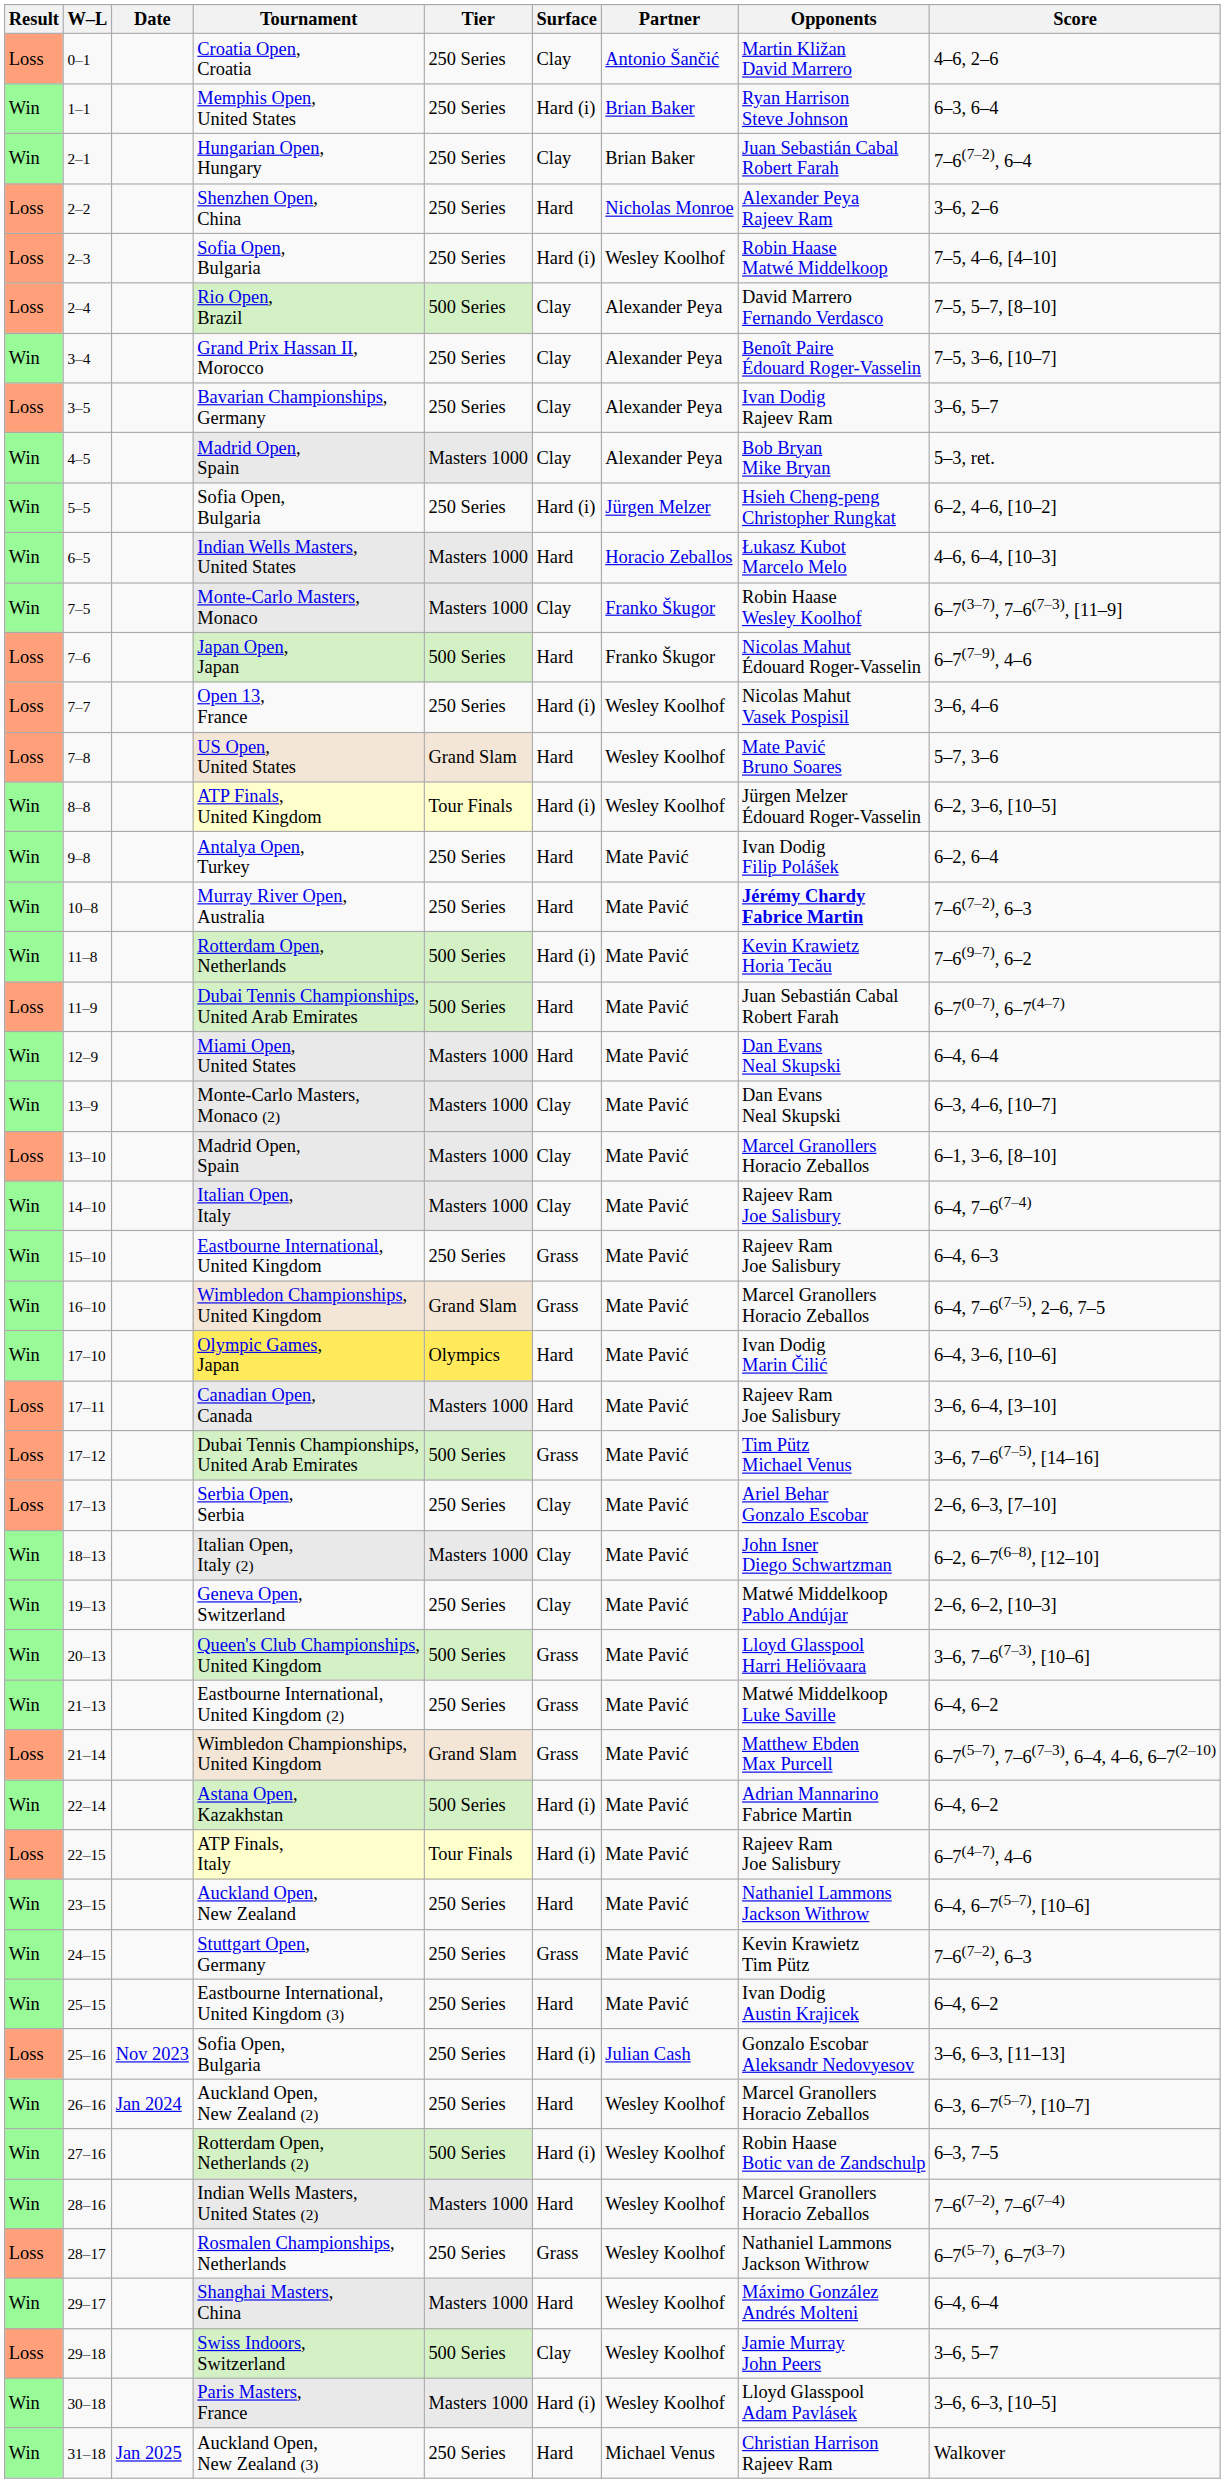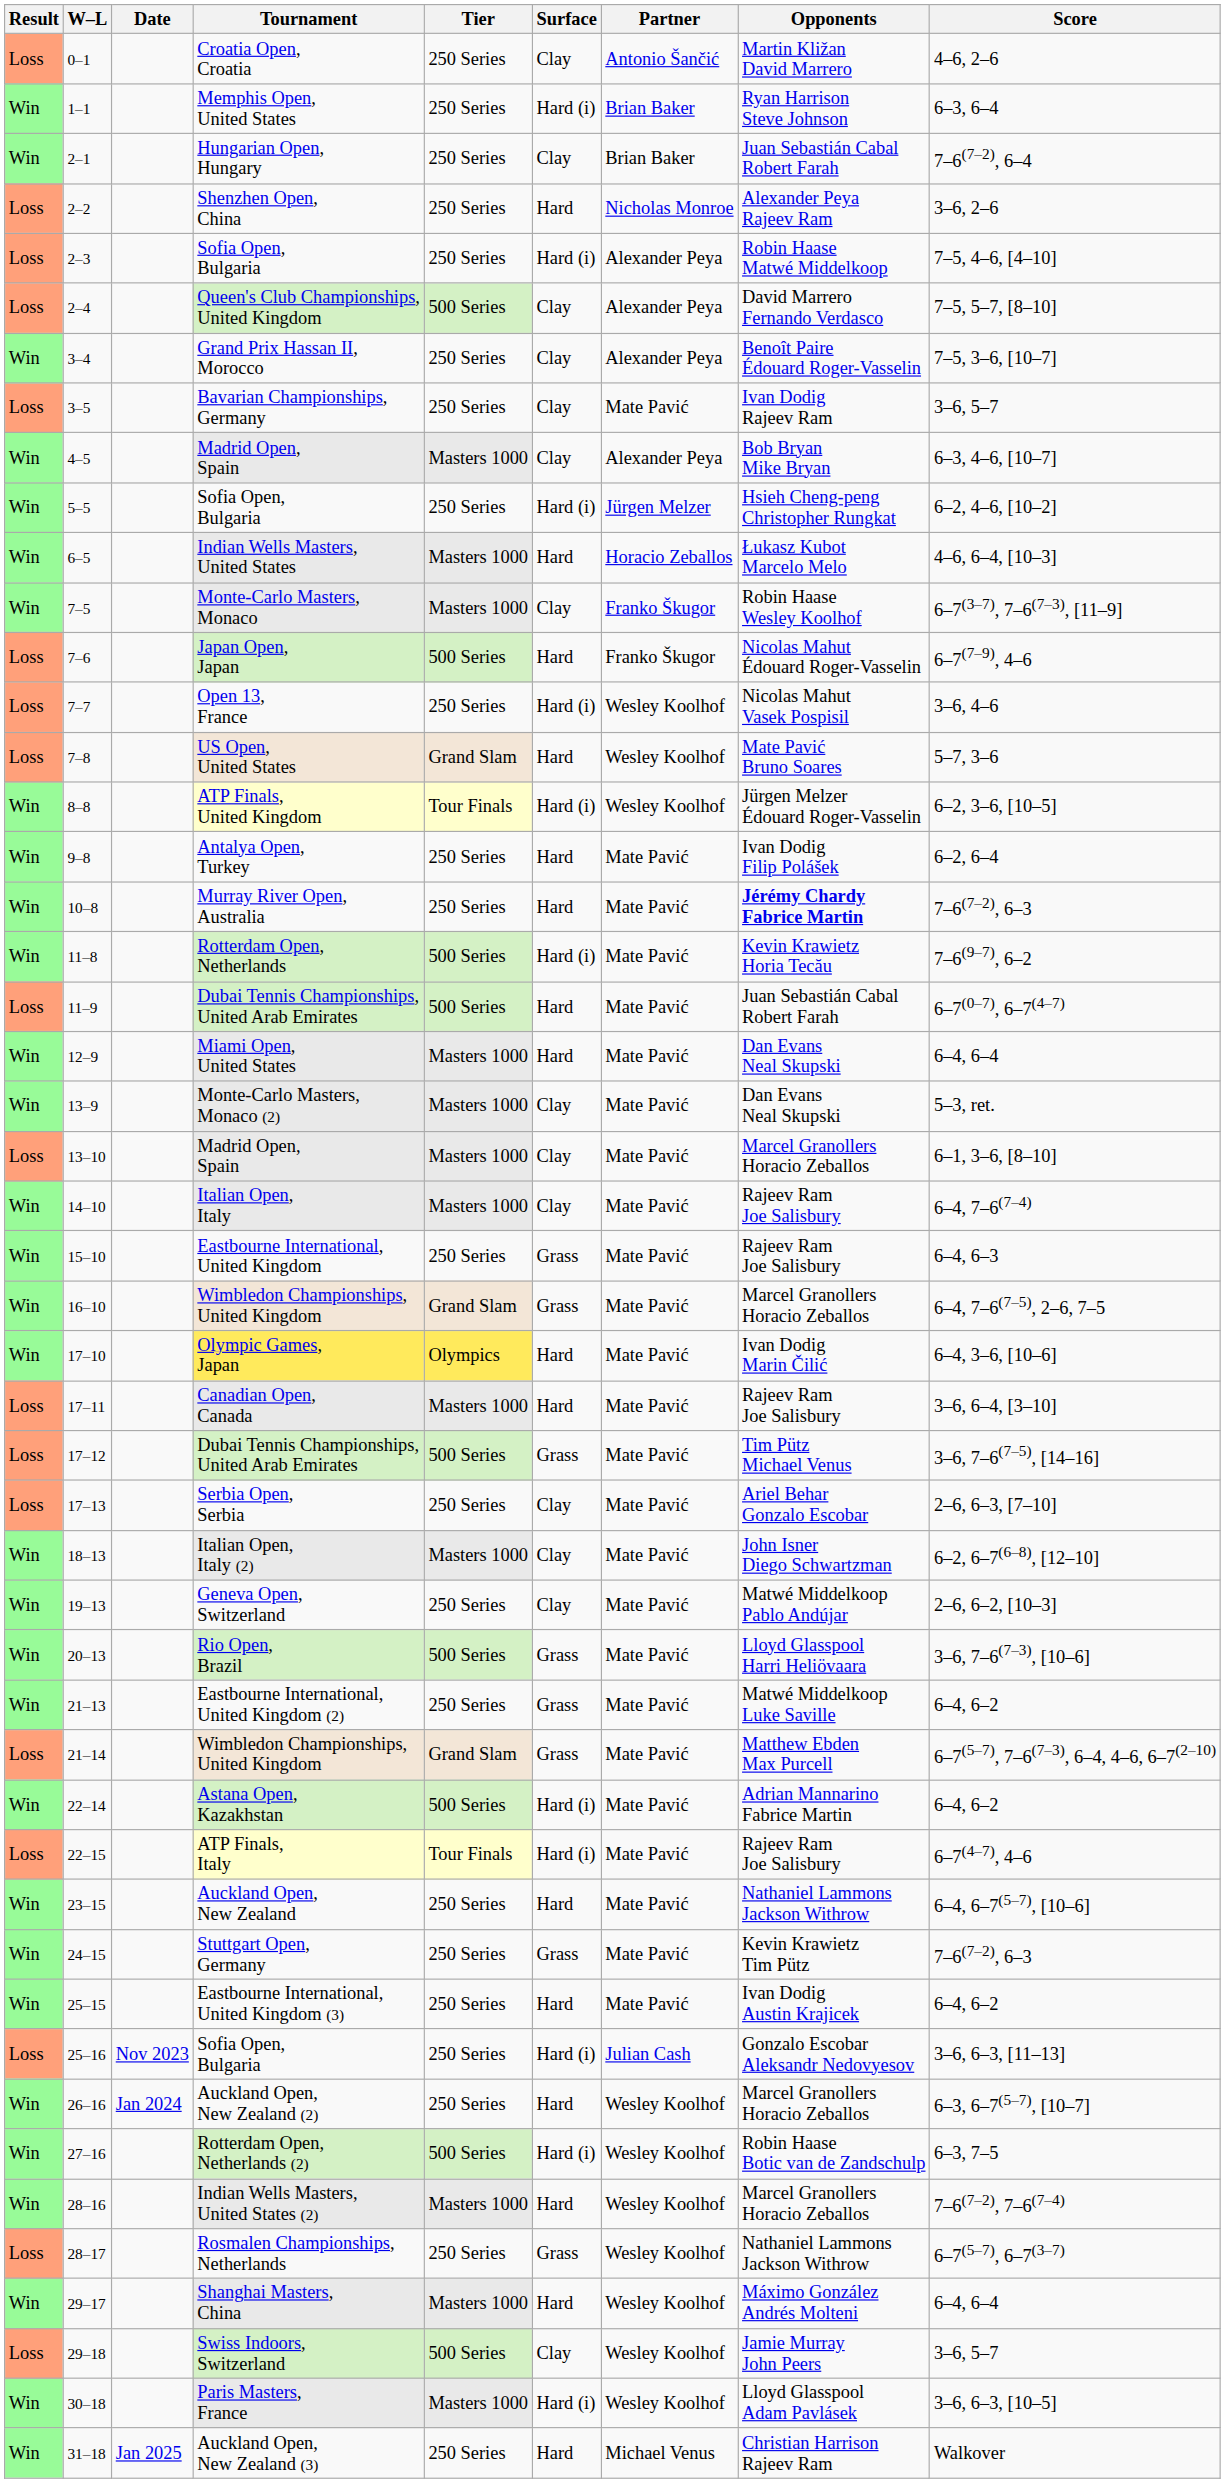(665, 258) Wesley Koolhof -> (664, 258) Alexander Peya
(235, 308) Rio Open, Brazil -> (309, 308) Queen's Club Championships, United Kingdom
(664, 407) Alexander Peya -> (647, 407) Mate Pavić
(964, 457) 5–3, ret. -> (995, 457) 6–3, 4–6, [10–7]
(995, 1106) 6–3, 4–6, [10–7] -> (964, 1106) 5–3, ret.
(309, 1654) Queen's Club Championships, United Kingdom -> (235, 1654) Rio Open, Brazil
